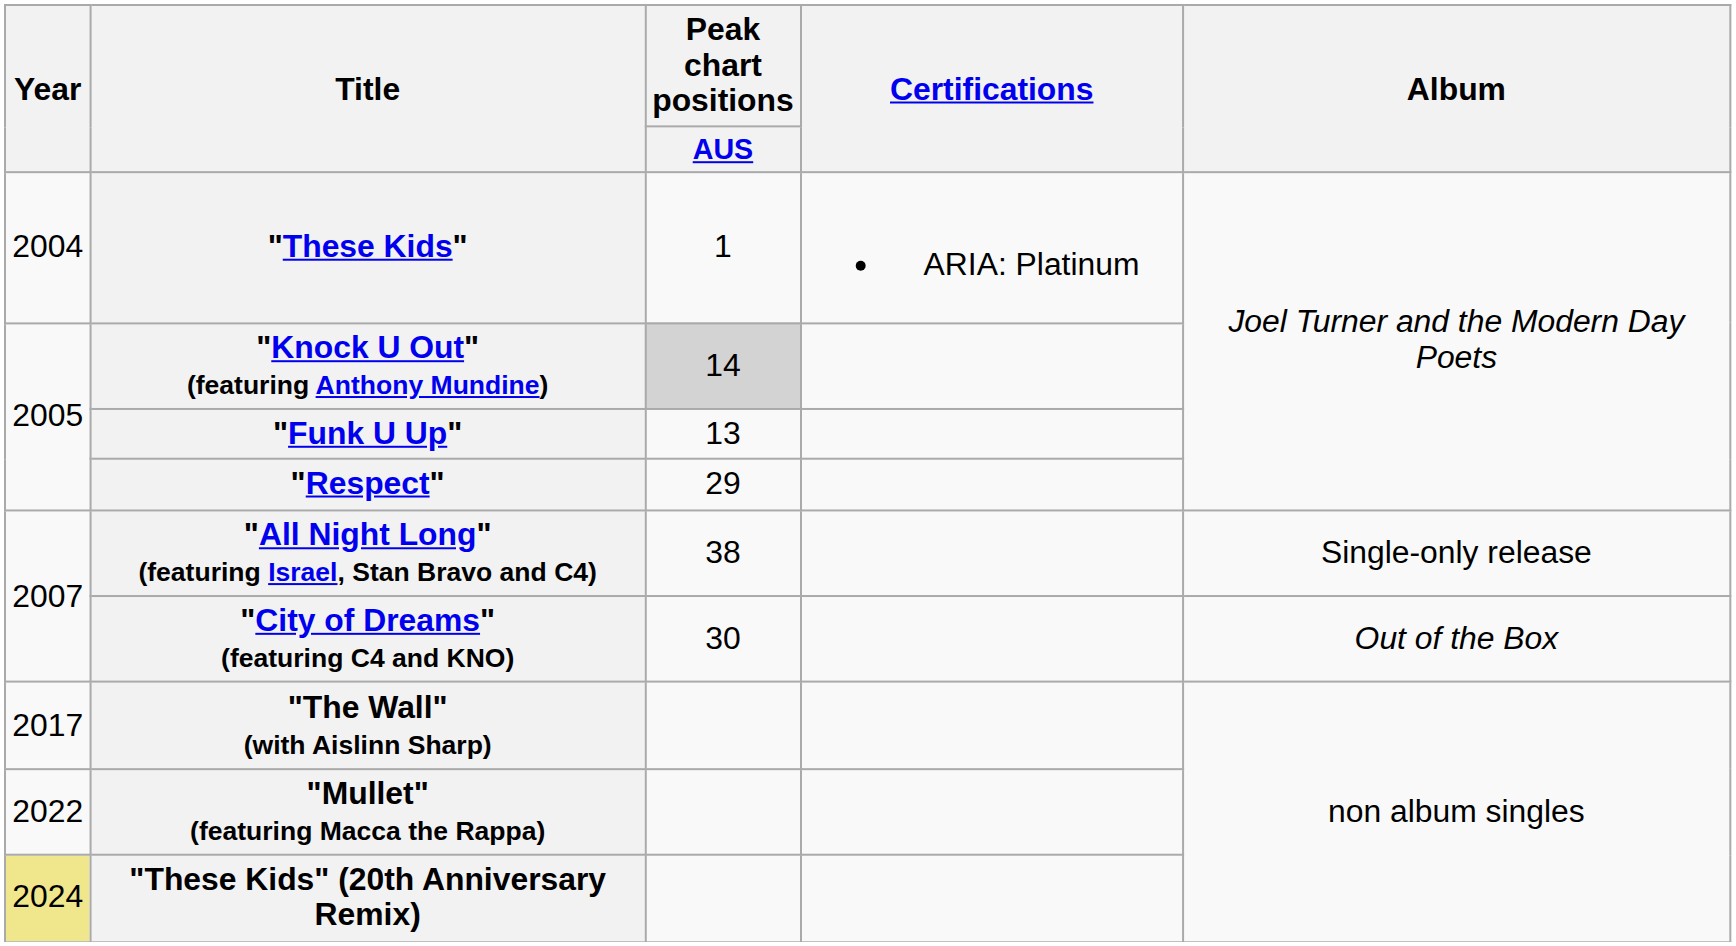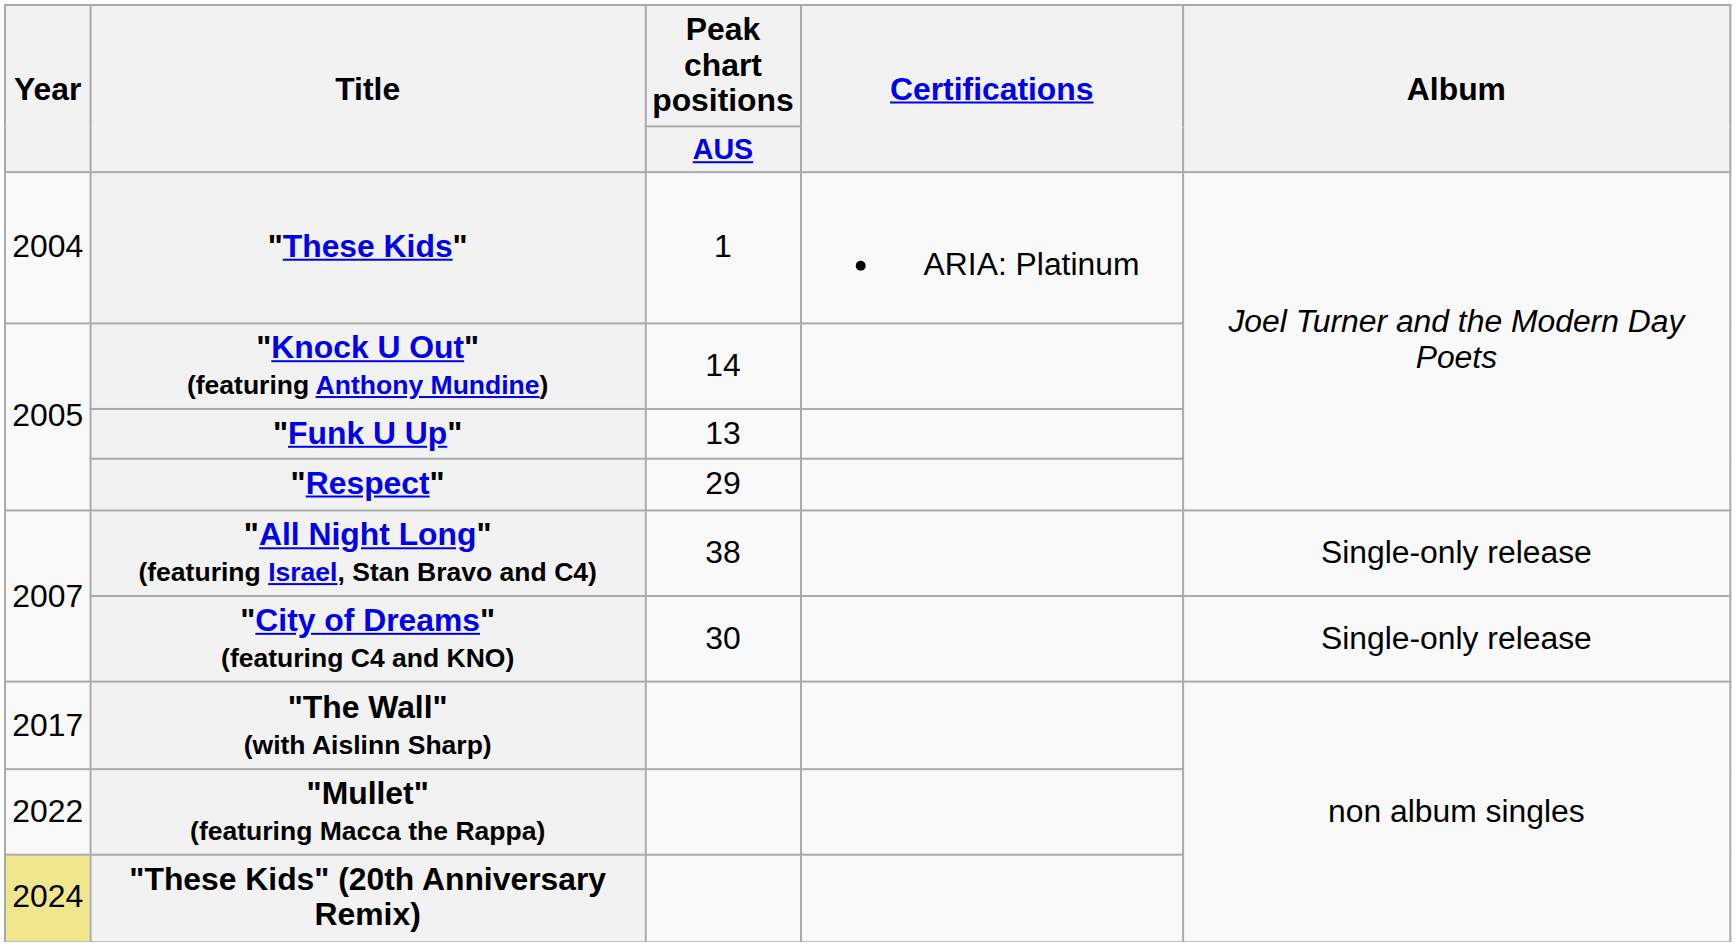(723, 365) lightgrey background -> (723, 365) no background
(1456, 638) Out of the Box -> (1456, 638) Single-only release
